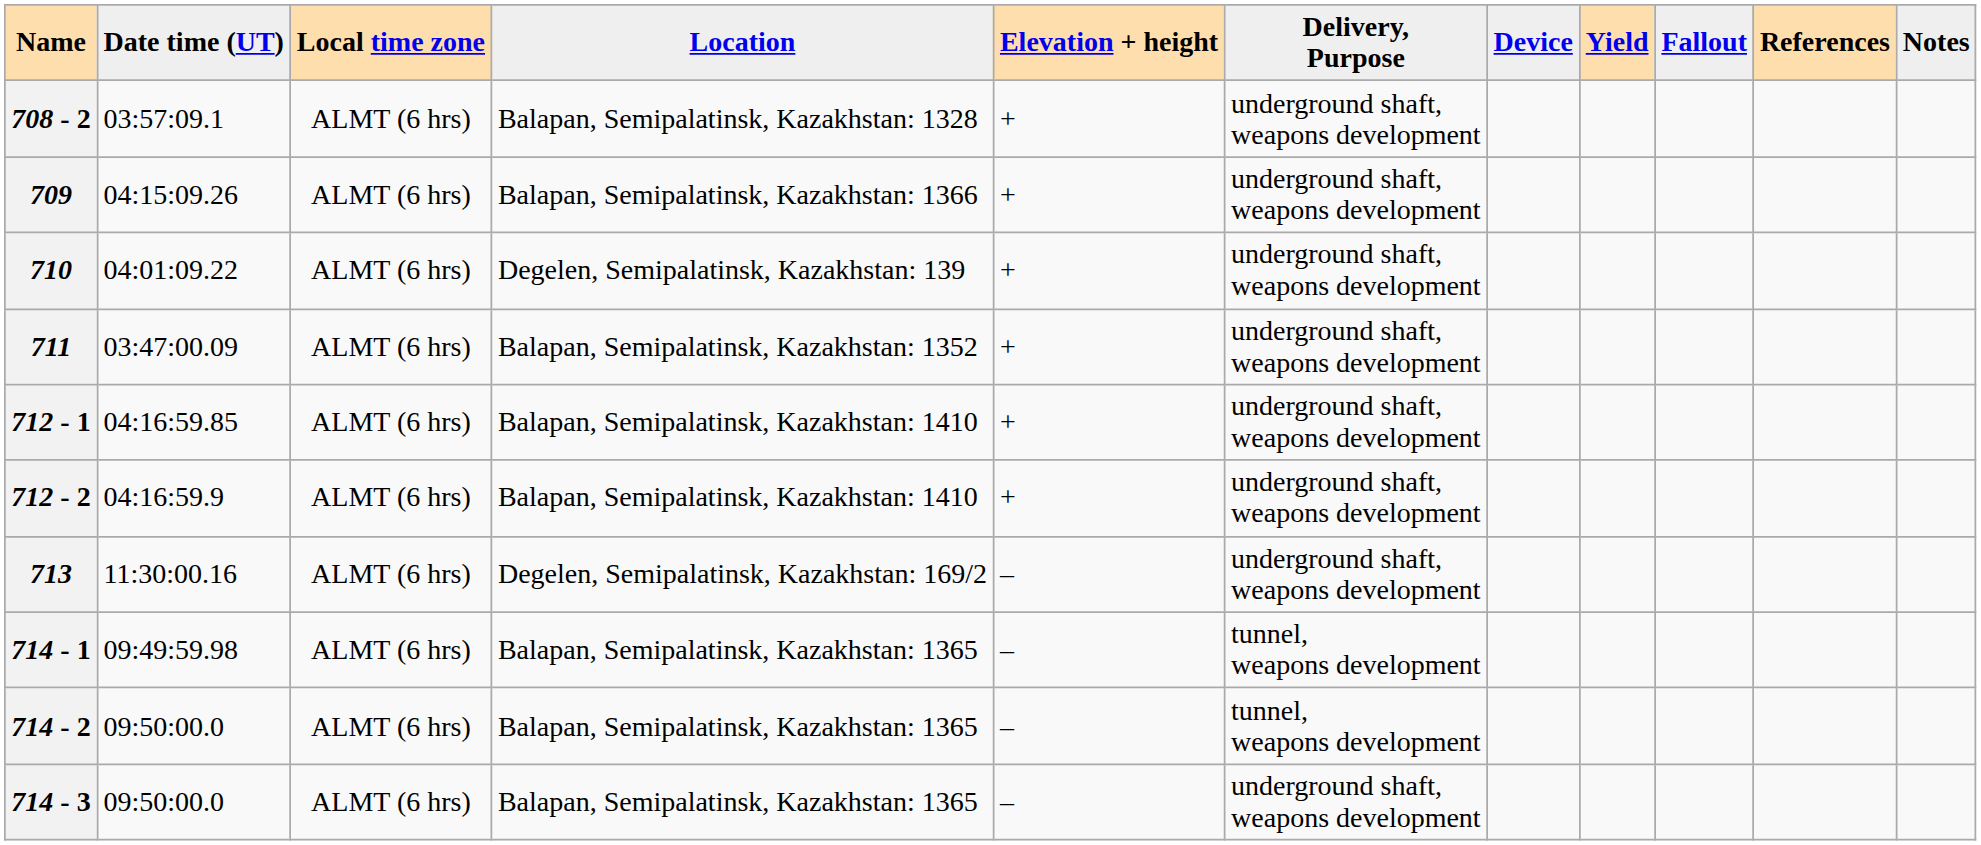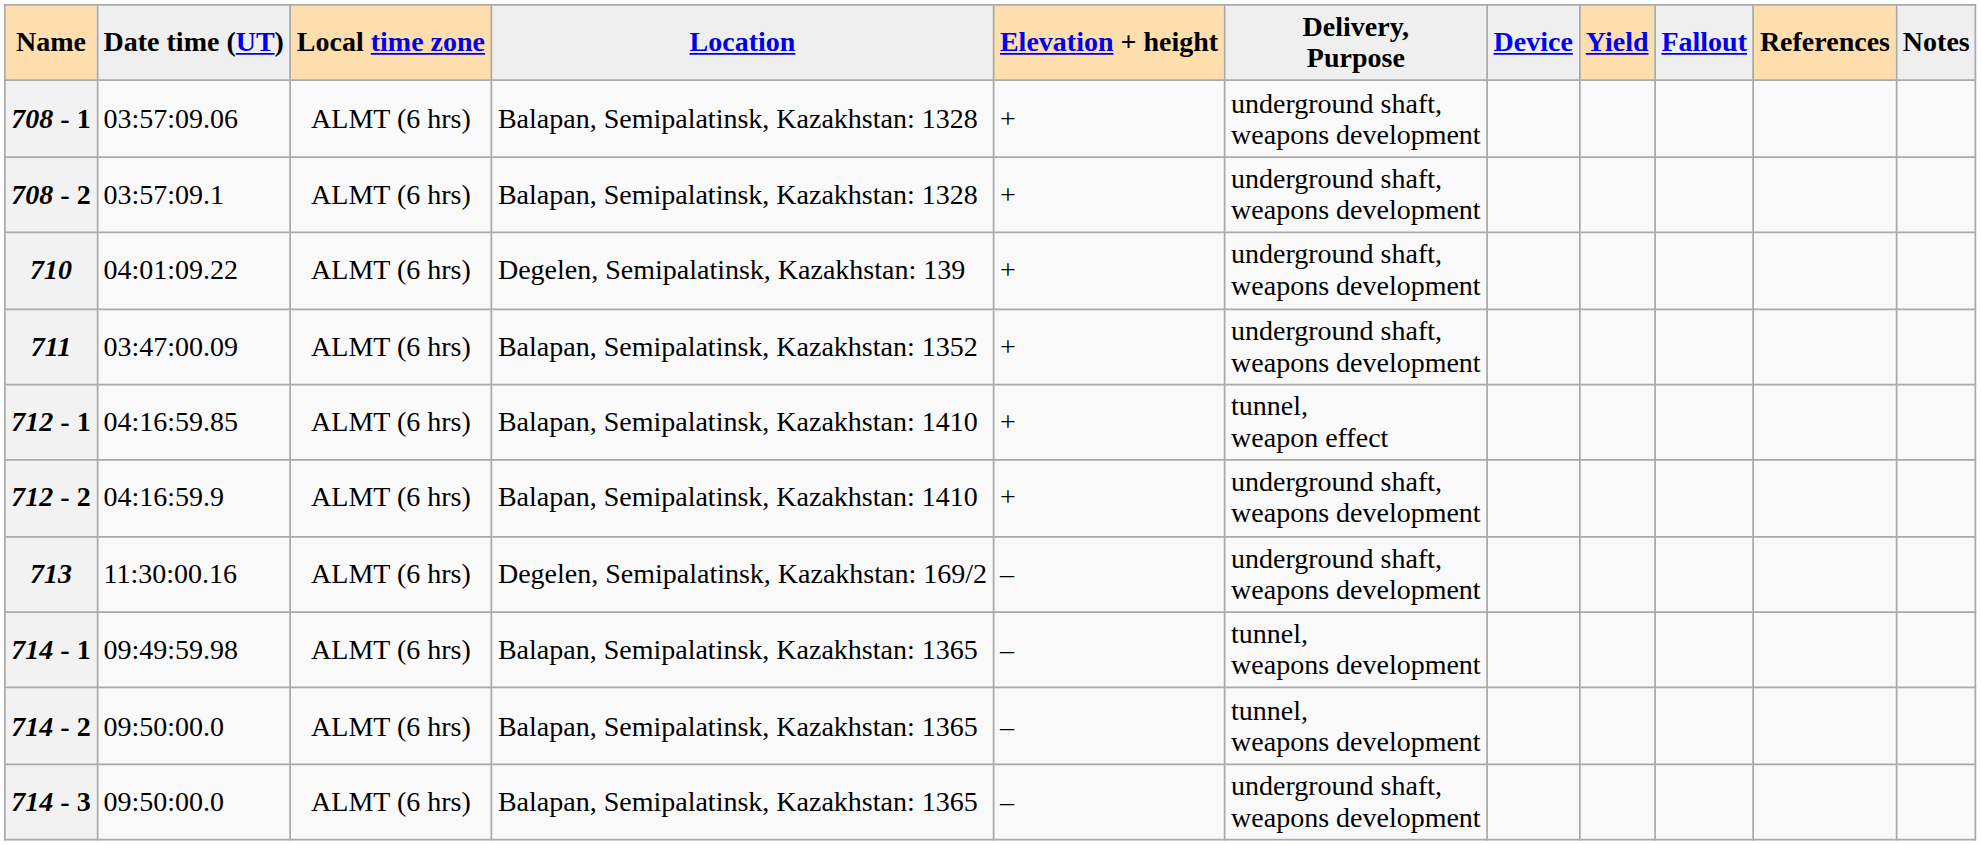+ row: (51, 118)
- row: (51, 194)
(1356, 421) underground shaft, weapons development -> (1310, 421) tunnel, weapon effect
